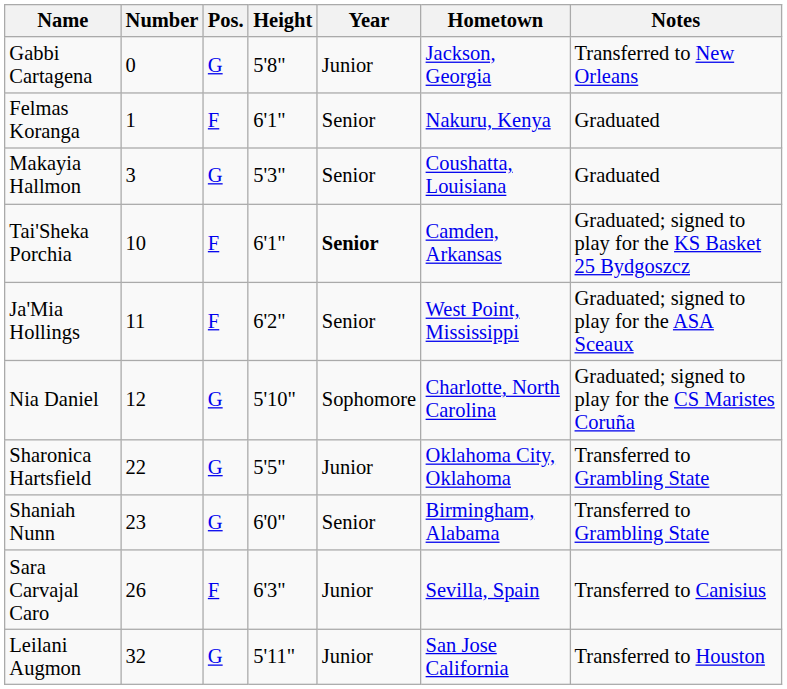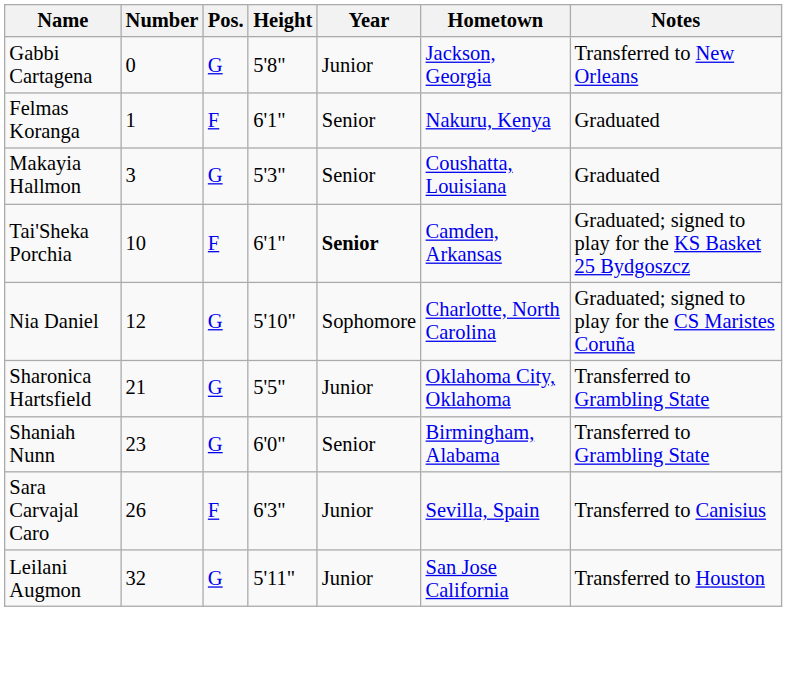- row: (45, 321)
(136, 466) 22 -> (136, 388) 21
